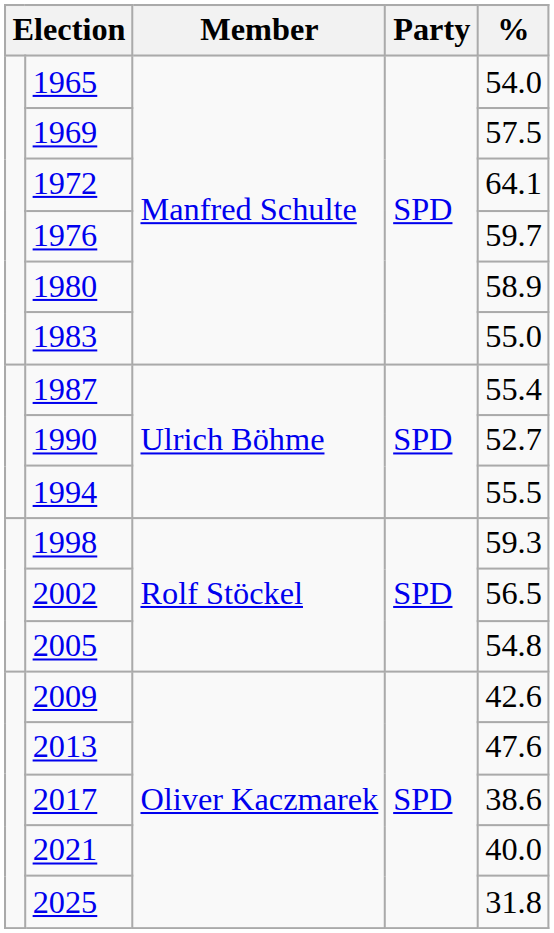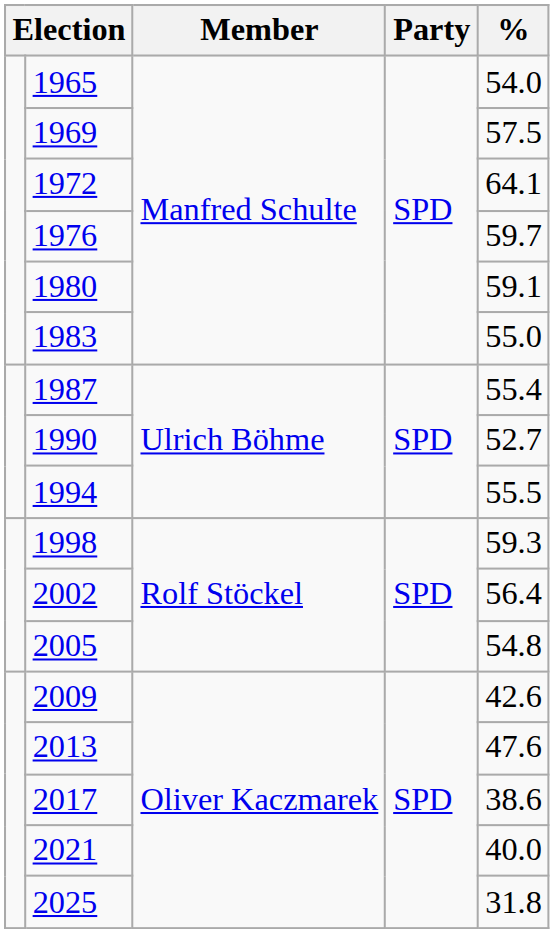(514, 286) 58.9 -> (514, 286) 59.1
(514, 593) 56.5 -> (514, 593) 56.4
